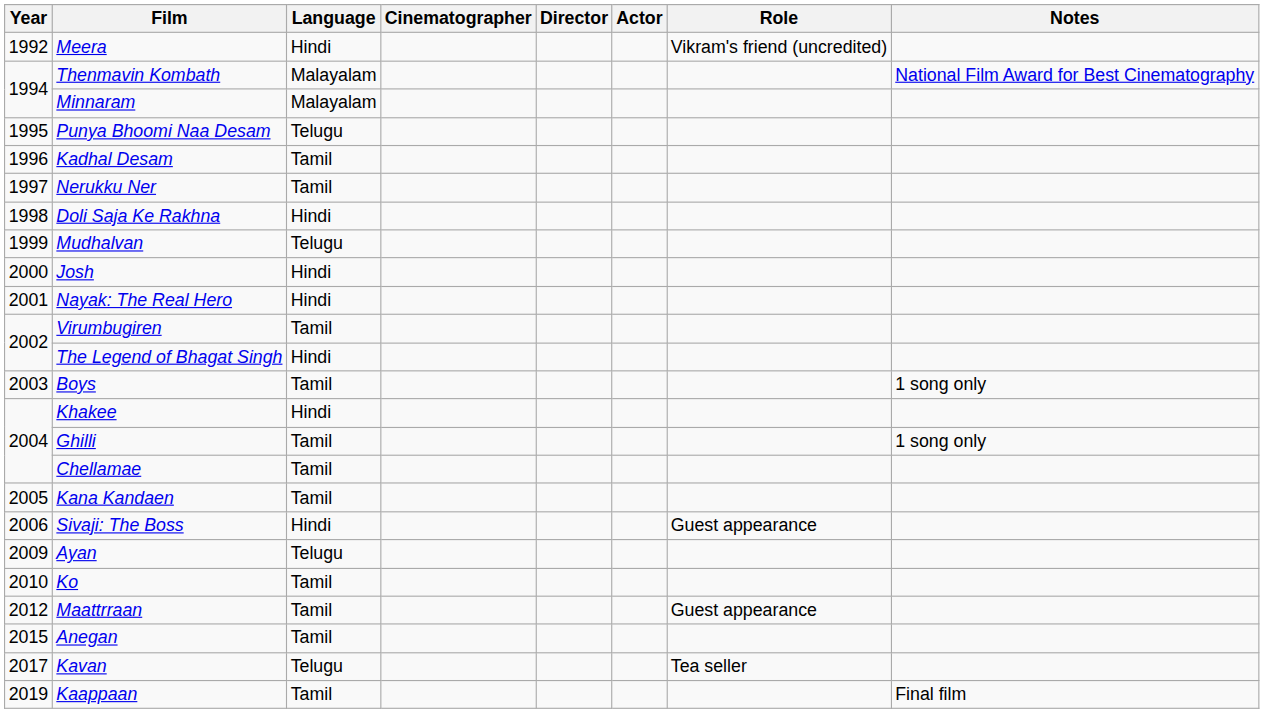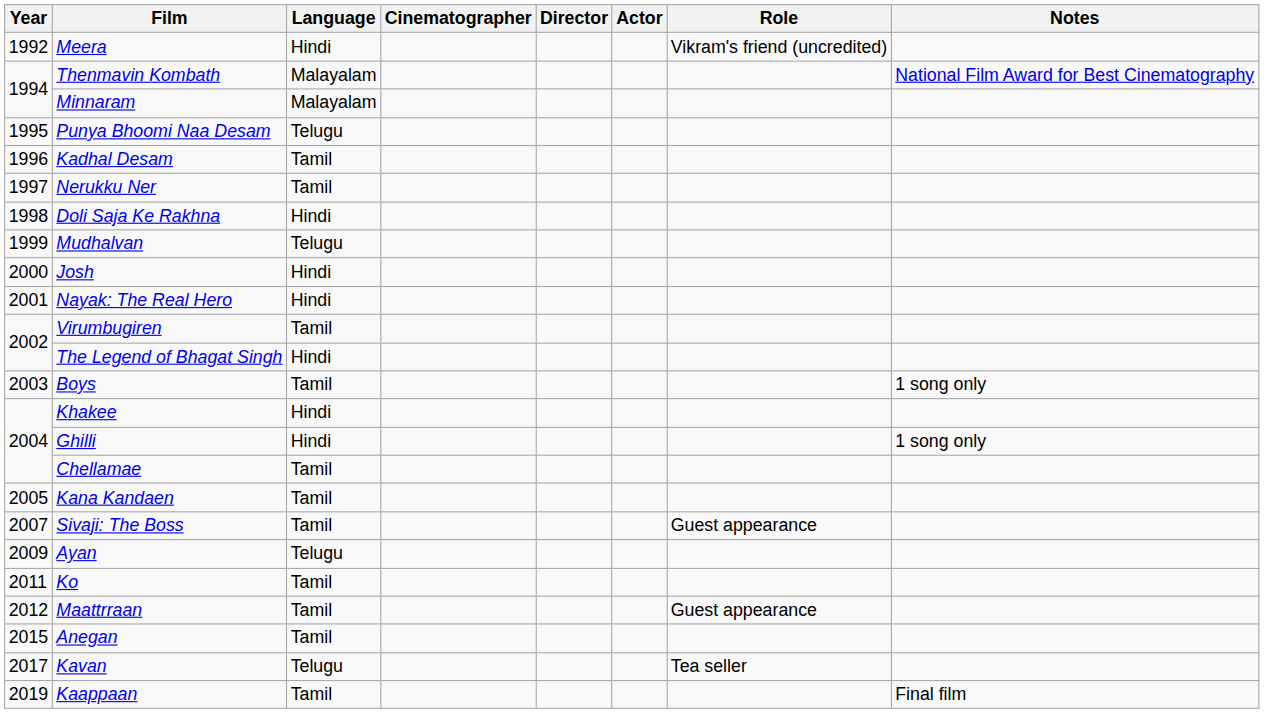(311, 441) Tamil -> (311, 441) Hindi
(28, 525) 2006 -> (28, 525) 2007
(311, 525) Hindi -> (311, 525) Tamil
(28, 581) 2010 -> (28, 581) 2011
